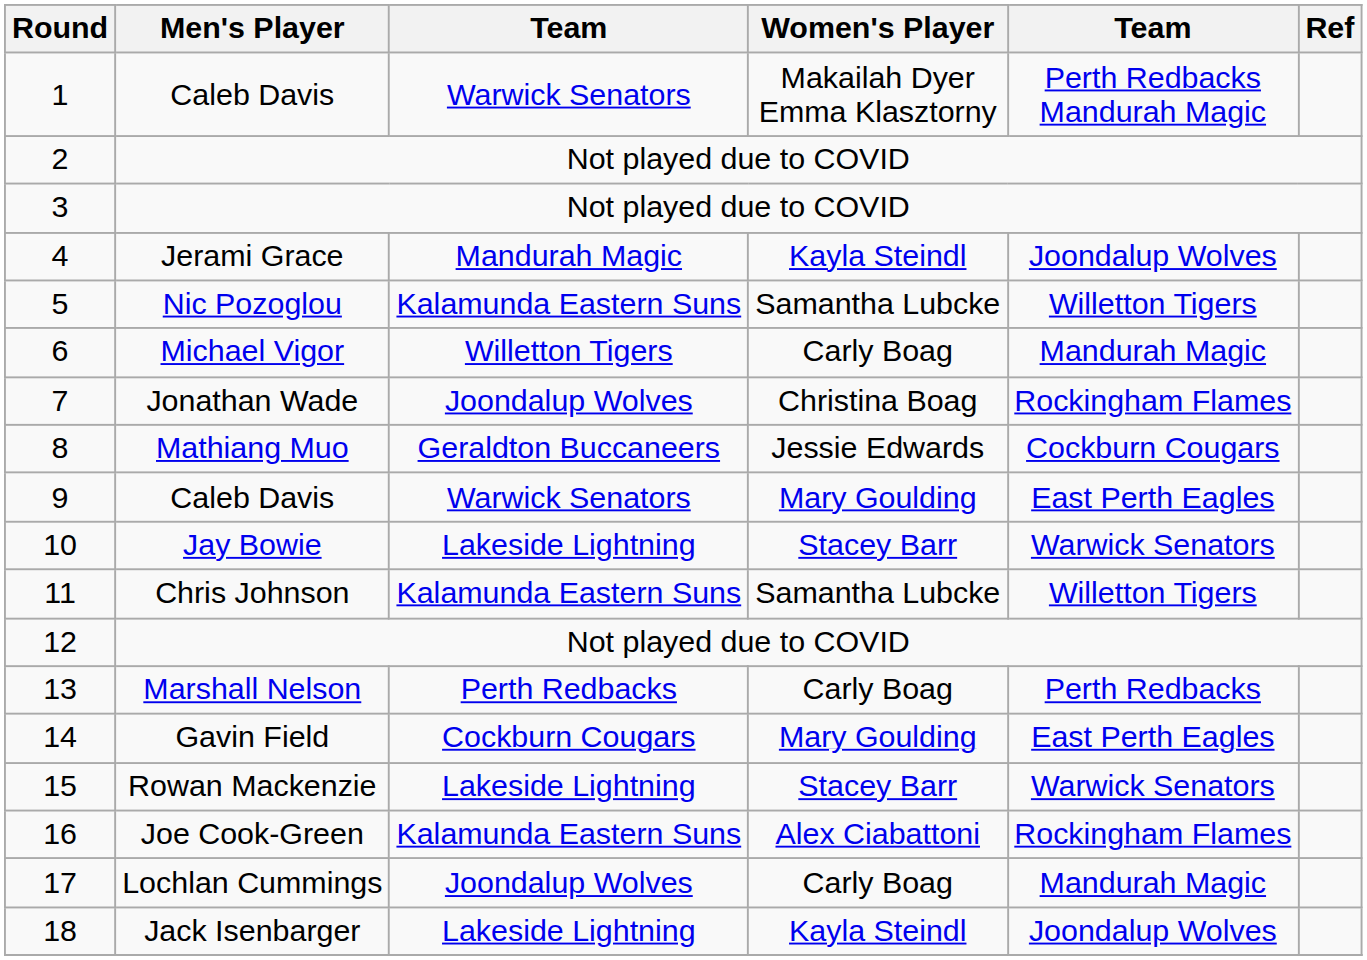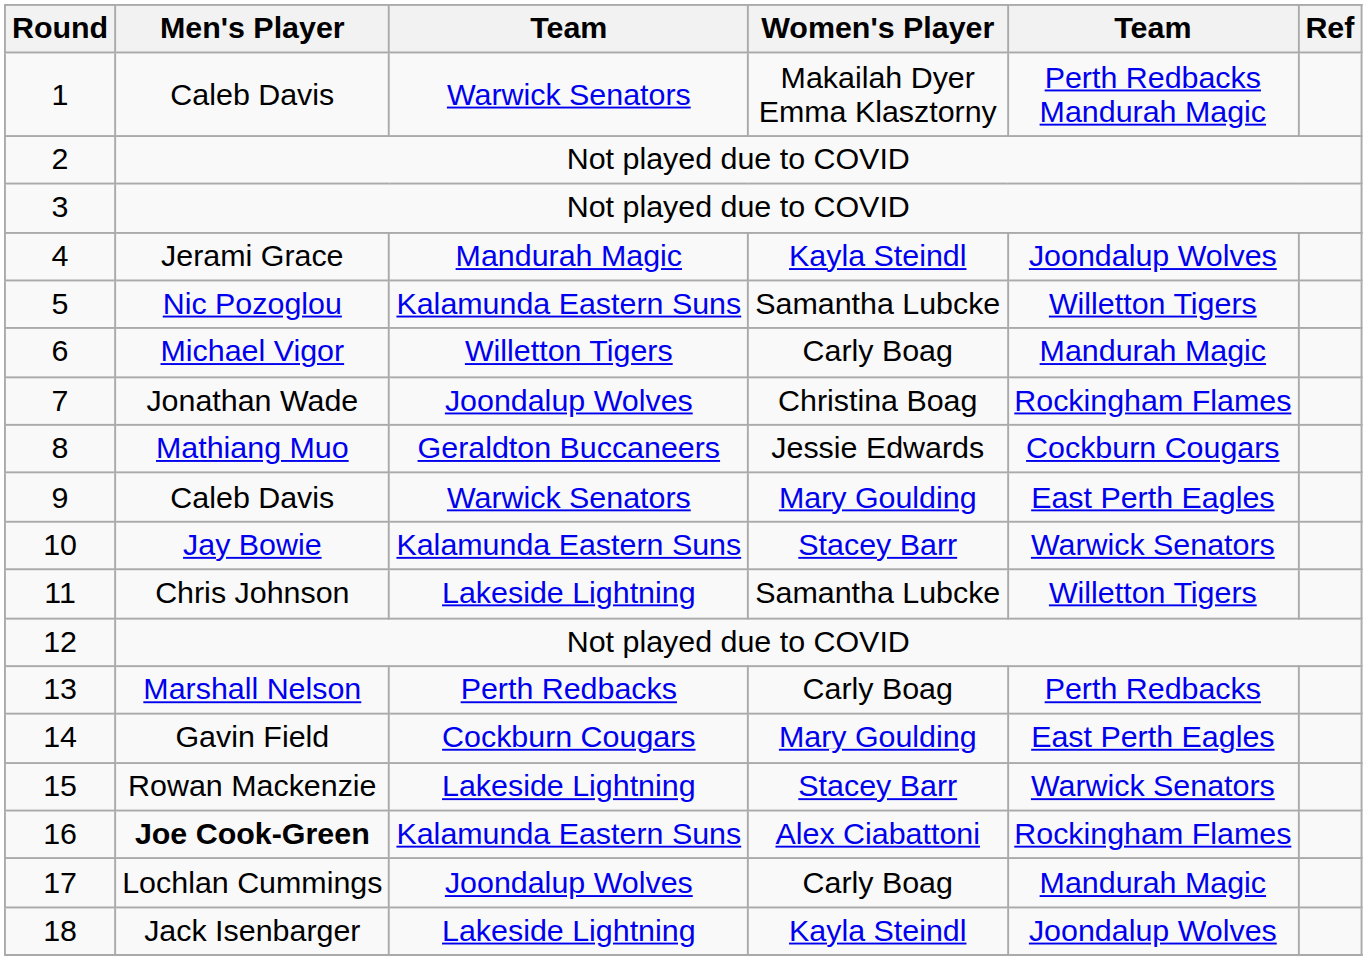(569, 544) Lakeside Lightning -> (569, 544) Kalamunda Eastern Suns
(569, 593) Kalamunda Eastern Suns -> (569, 593) Lakeside Lightning
(252, 834) normal -> (252, 834) bold
